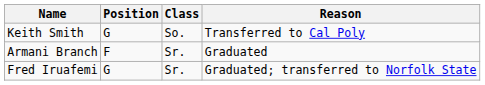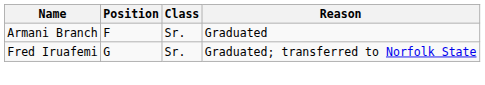- row: (46, 33)
